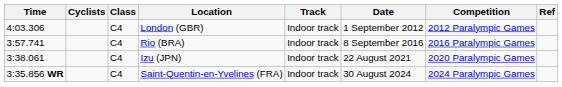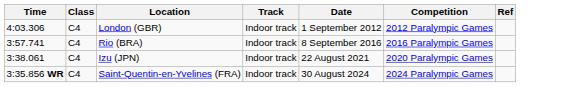- column: (87, 12)
